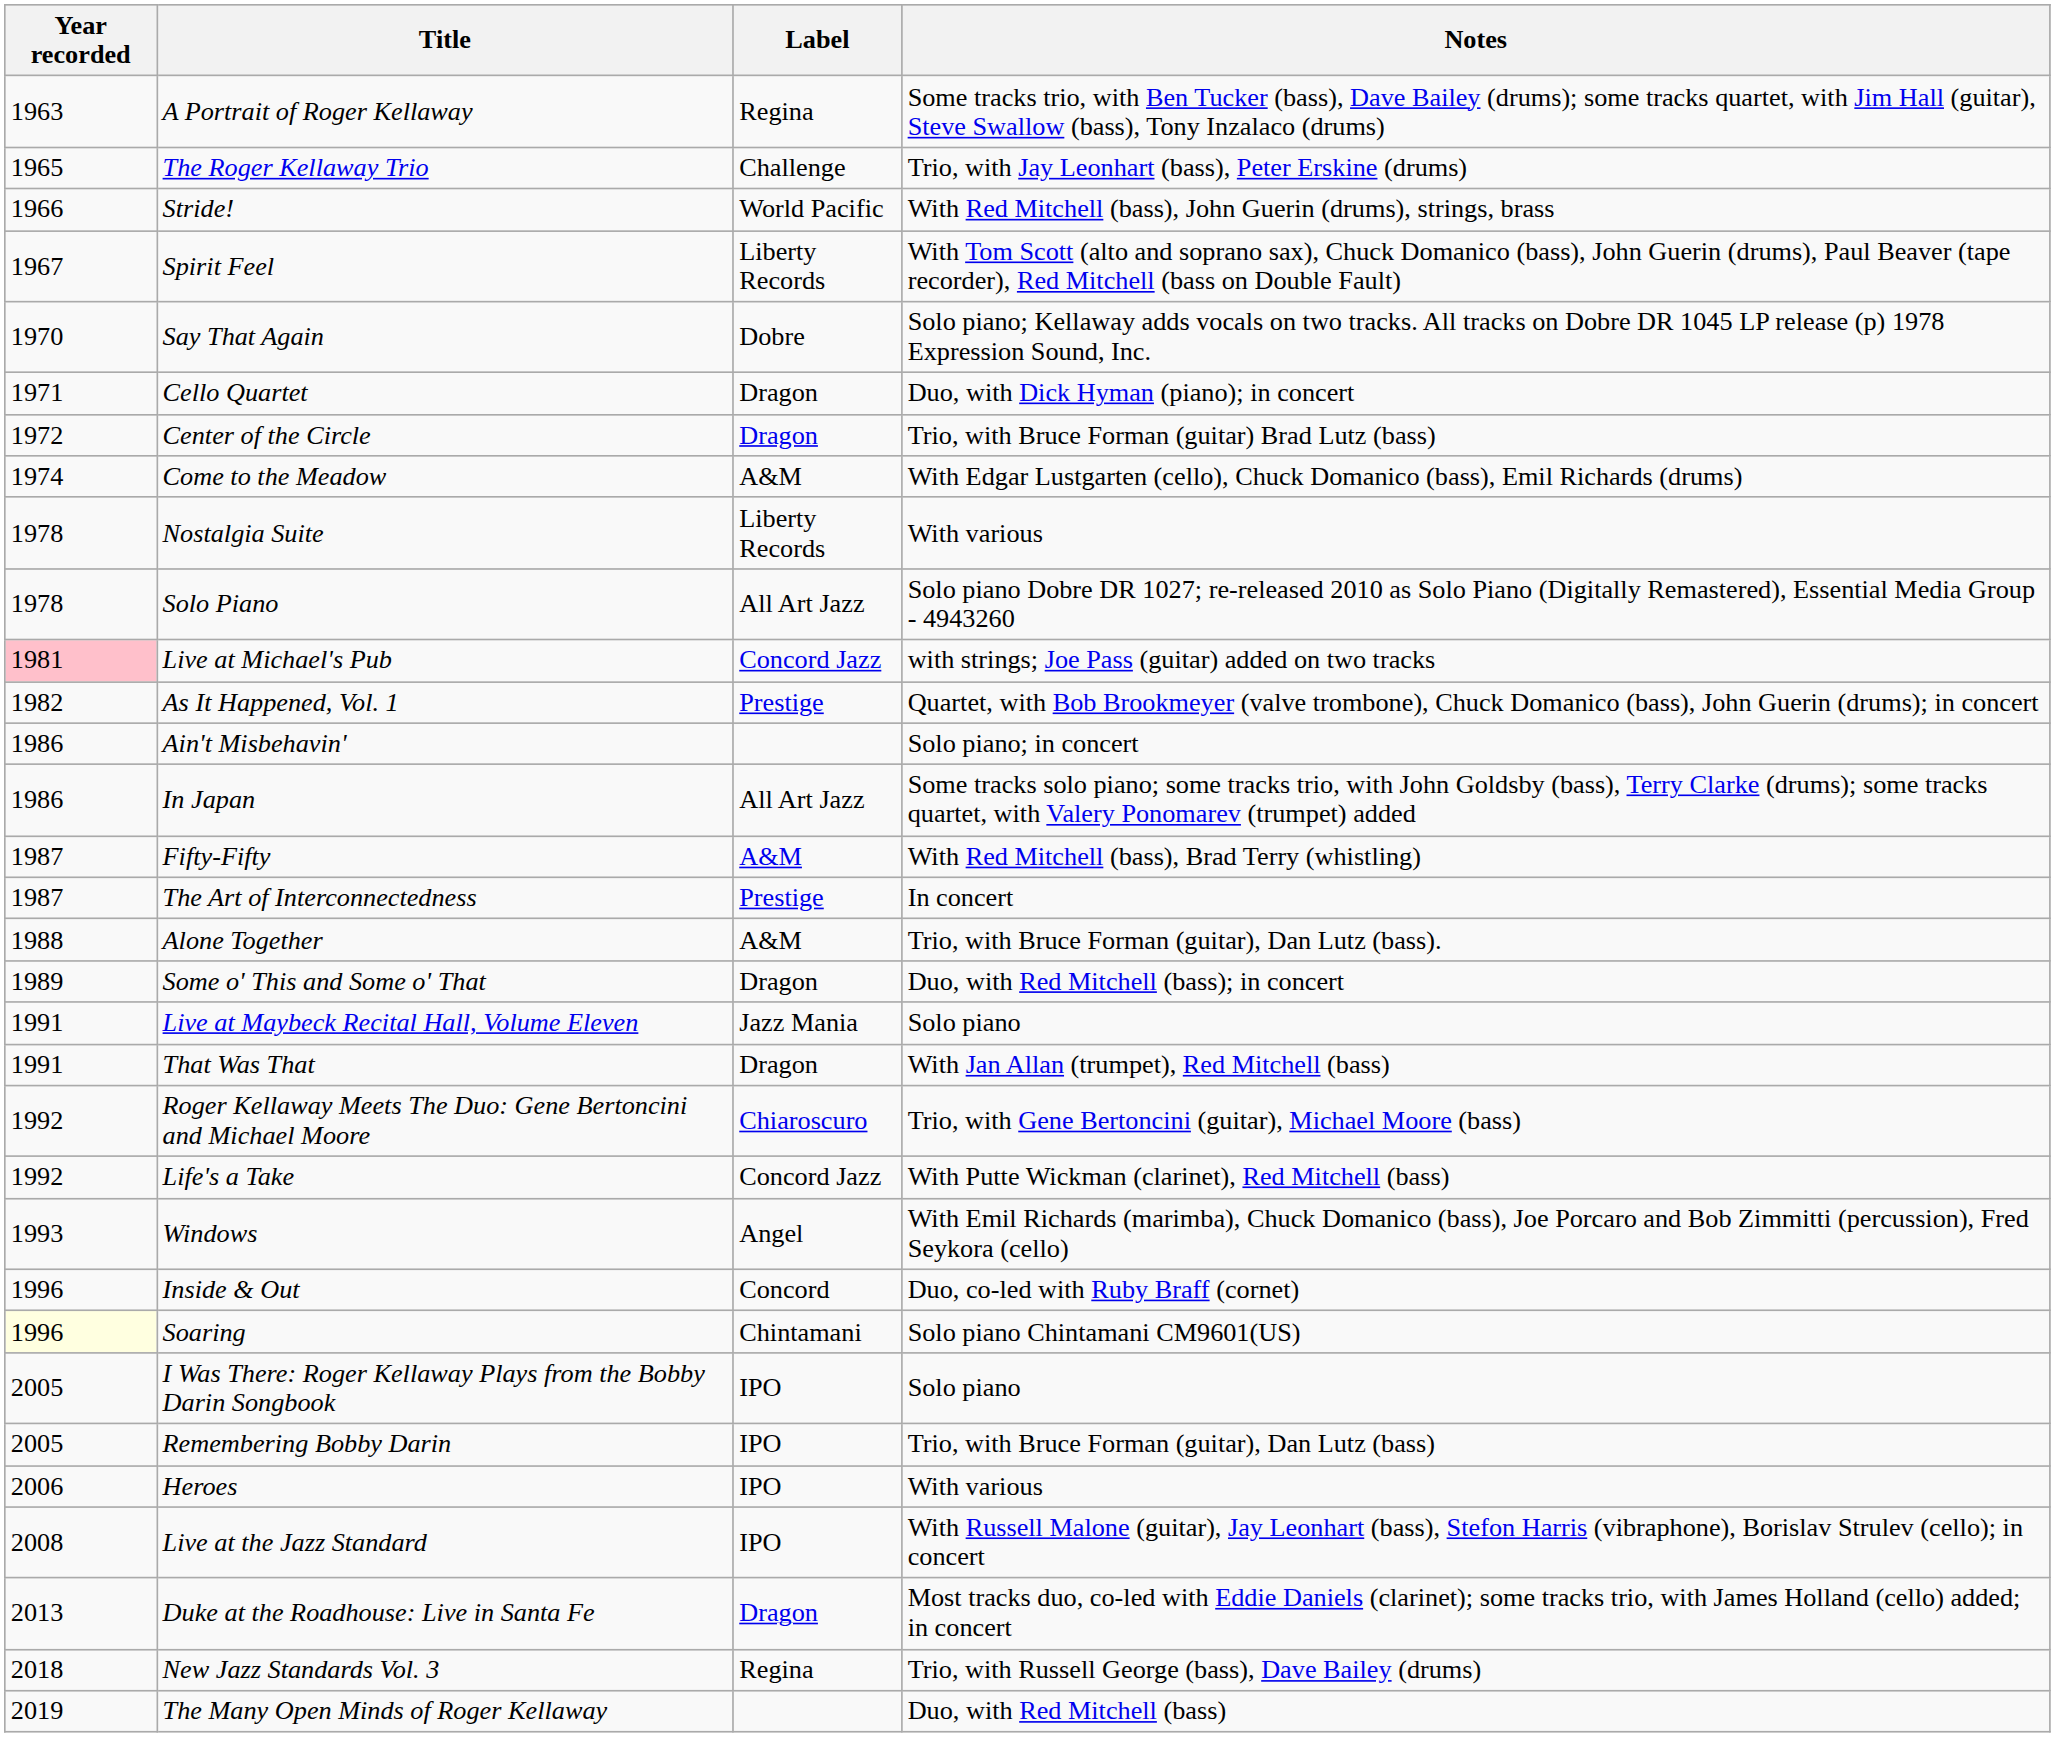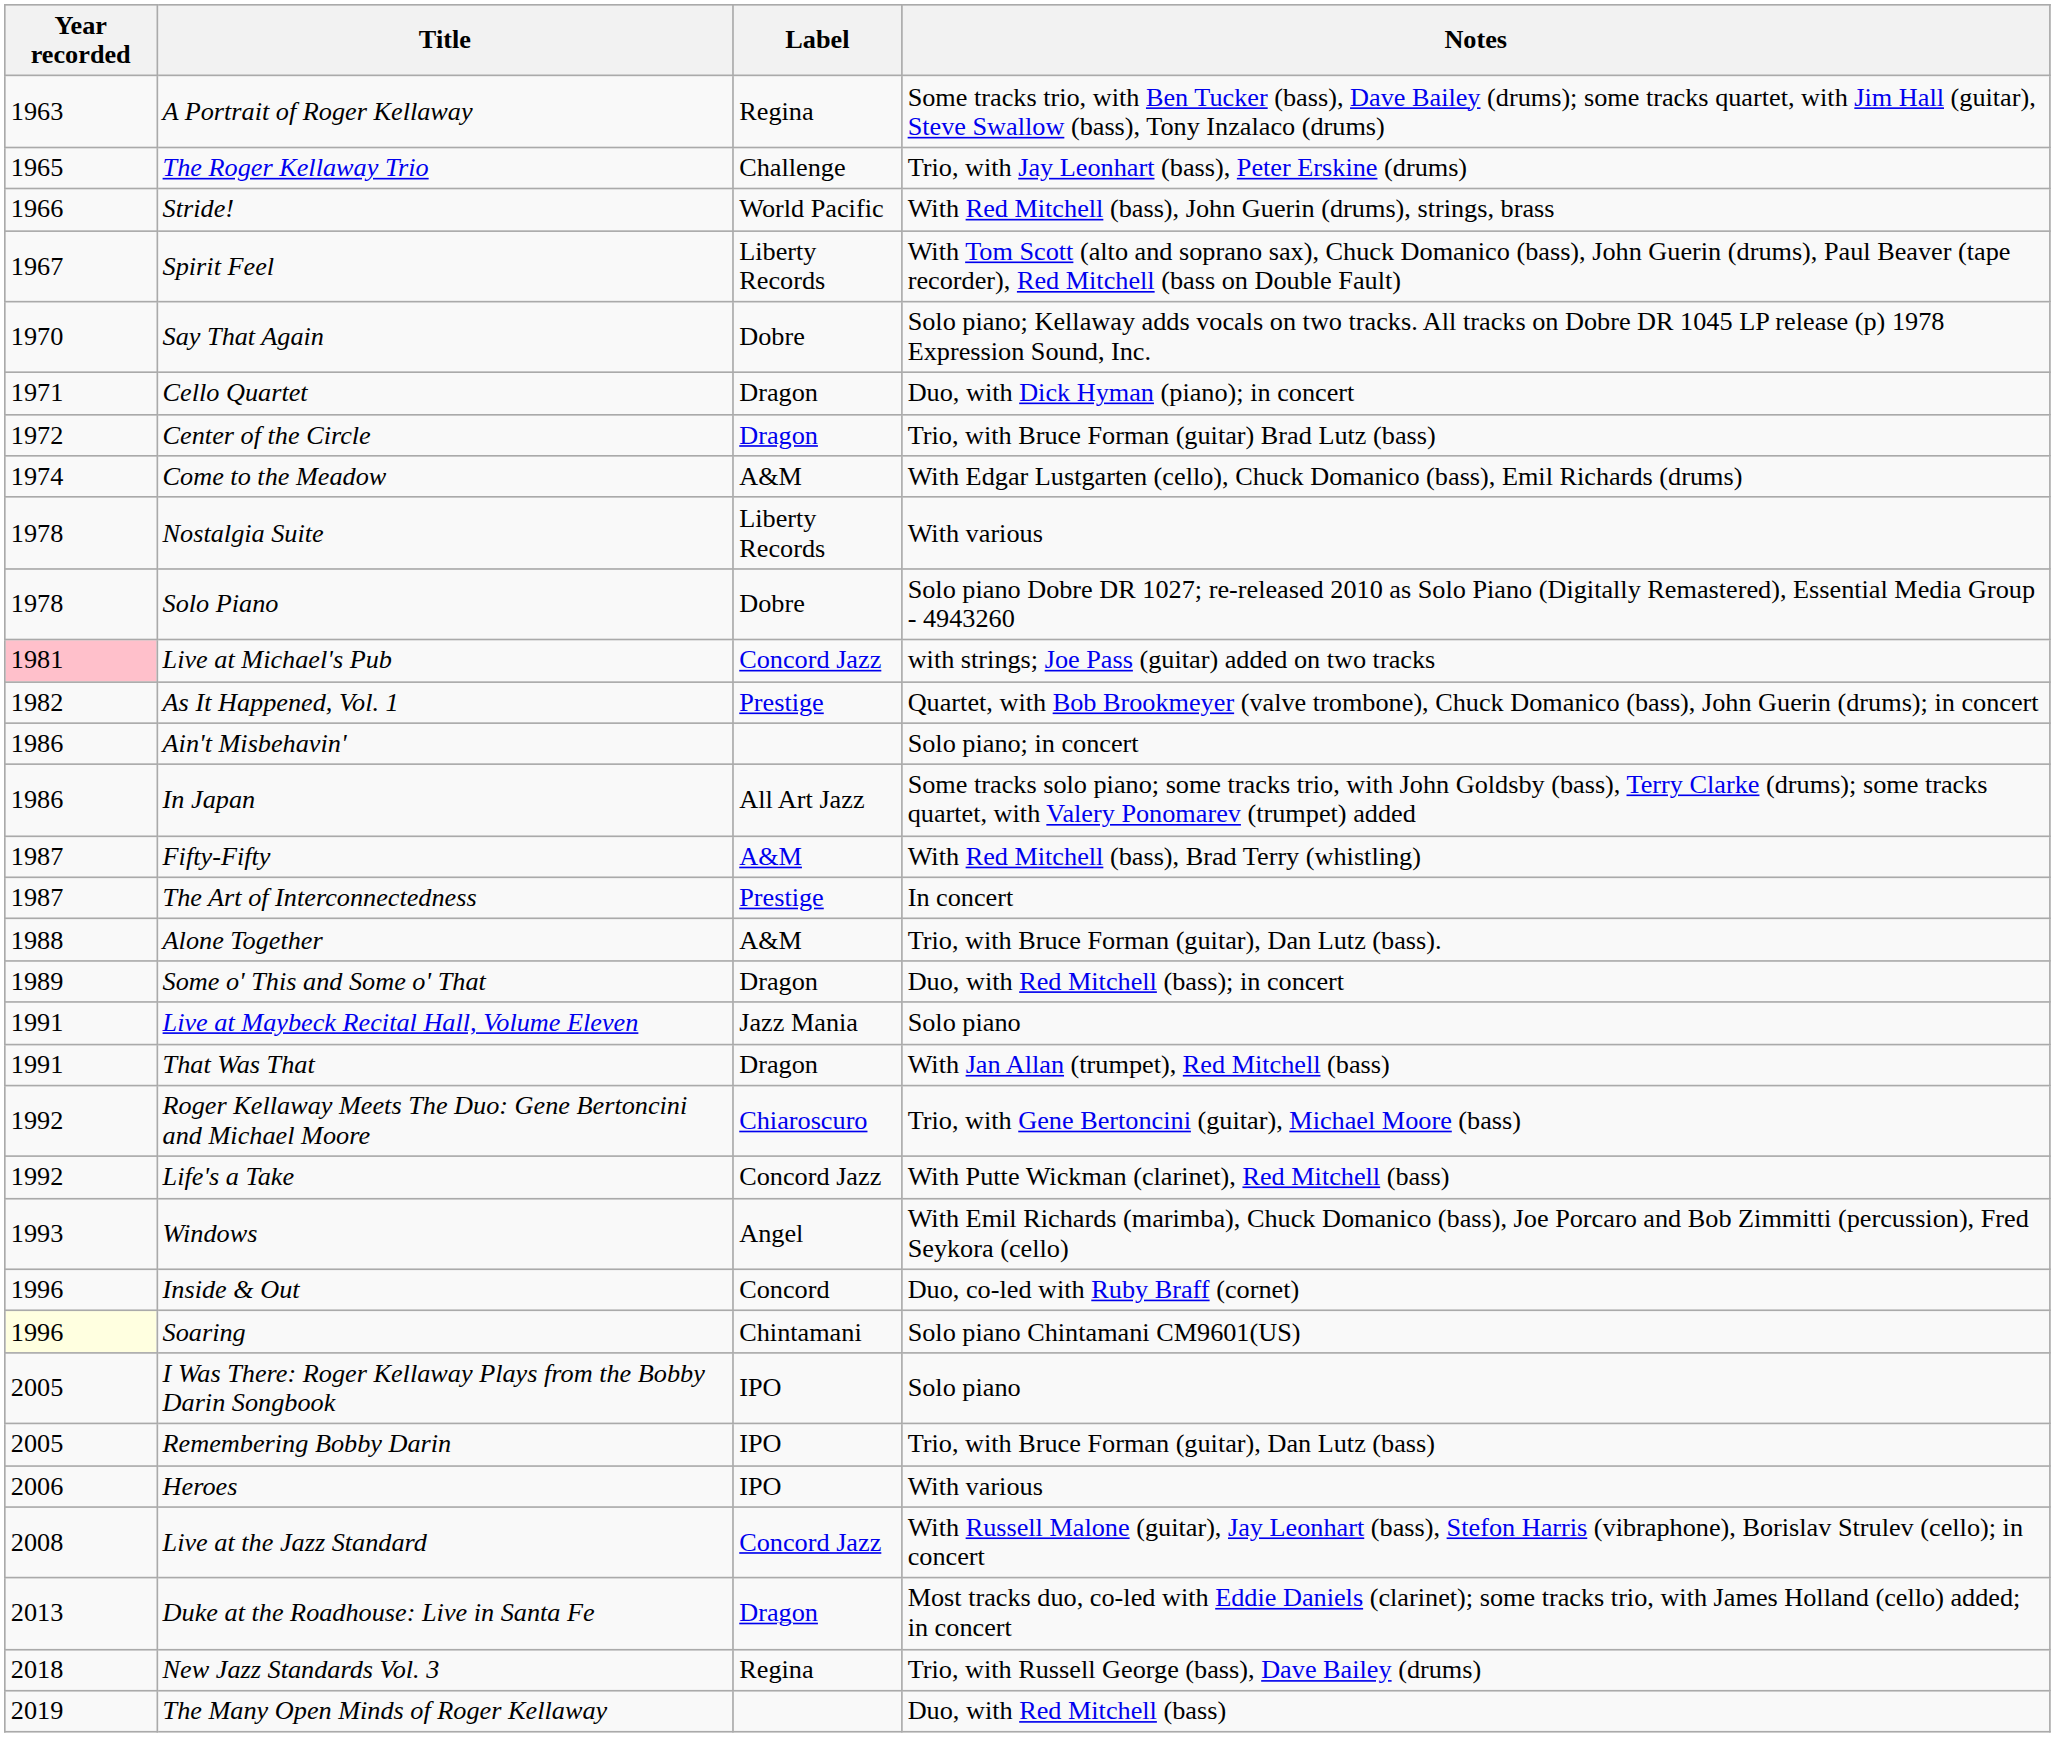(802, 603) All Art Jazz -> (772, 603) Dobre
(760, 1542) IPO -> (810, 1542) Concord Jazz
